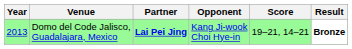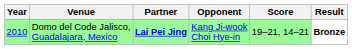(17, 32) 2013 -> (17, 32) 2010
